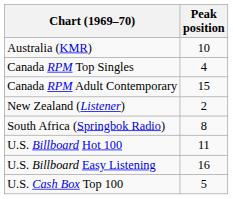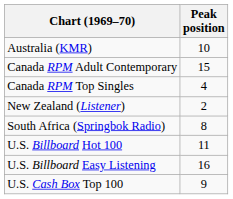rows swapped: (92, 86) <-> (70, 67)
(204, 184) 5 -> (204, 184) 9
